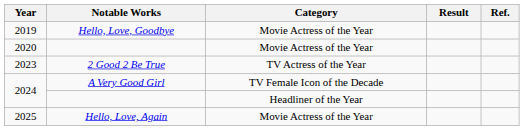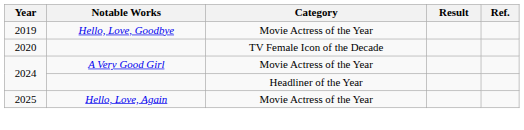(316, 47) Movie Actress of the Year -> (316, 47) TV Female Icon of the Decade
- row: (26, 64)
(316, 82) TV Female Icon of the Decade -> (316, 64) Movie Actress of the Year
